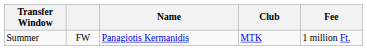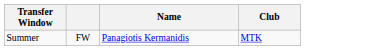- column: (331, 17)
